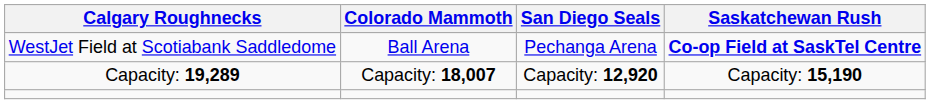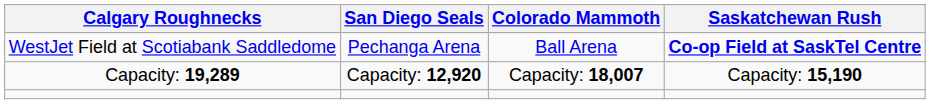columns swapped: (428, 18) <-> (591, 18)
